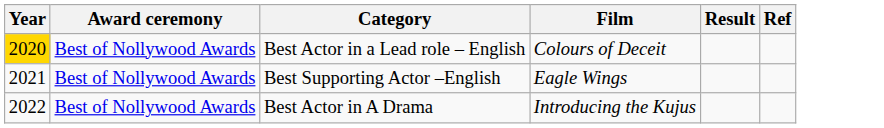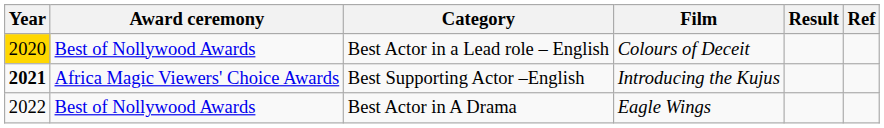(27, 78) normal -> (27, 78) bold
(155, 78) Best of Nollywood Awards -> (197, 78) Africa Magic Viewers' Choice Awards
(581, 78) Eagle Wings -> (699, 78) Introducing the Kujus
(615, 107) Introducing the Kujus -> (664, 107) Eagle Wings
